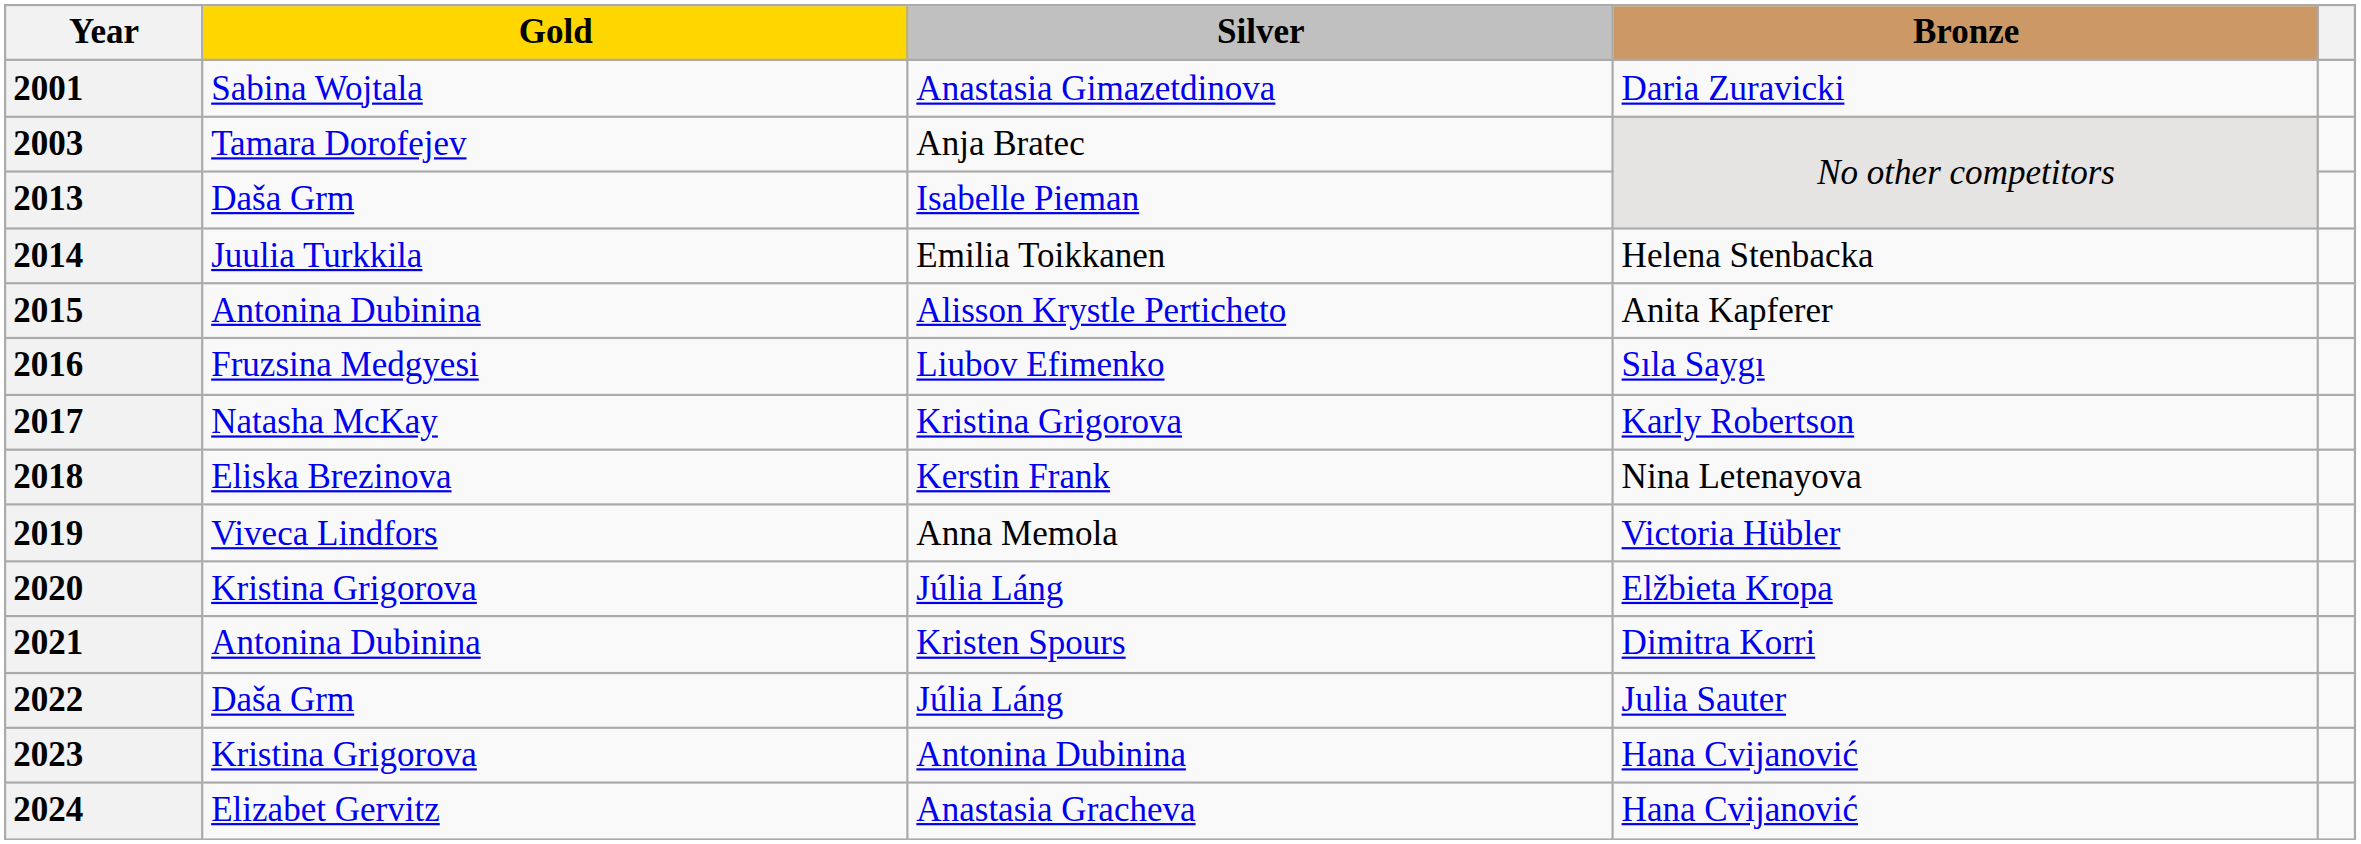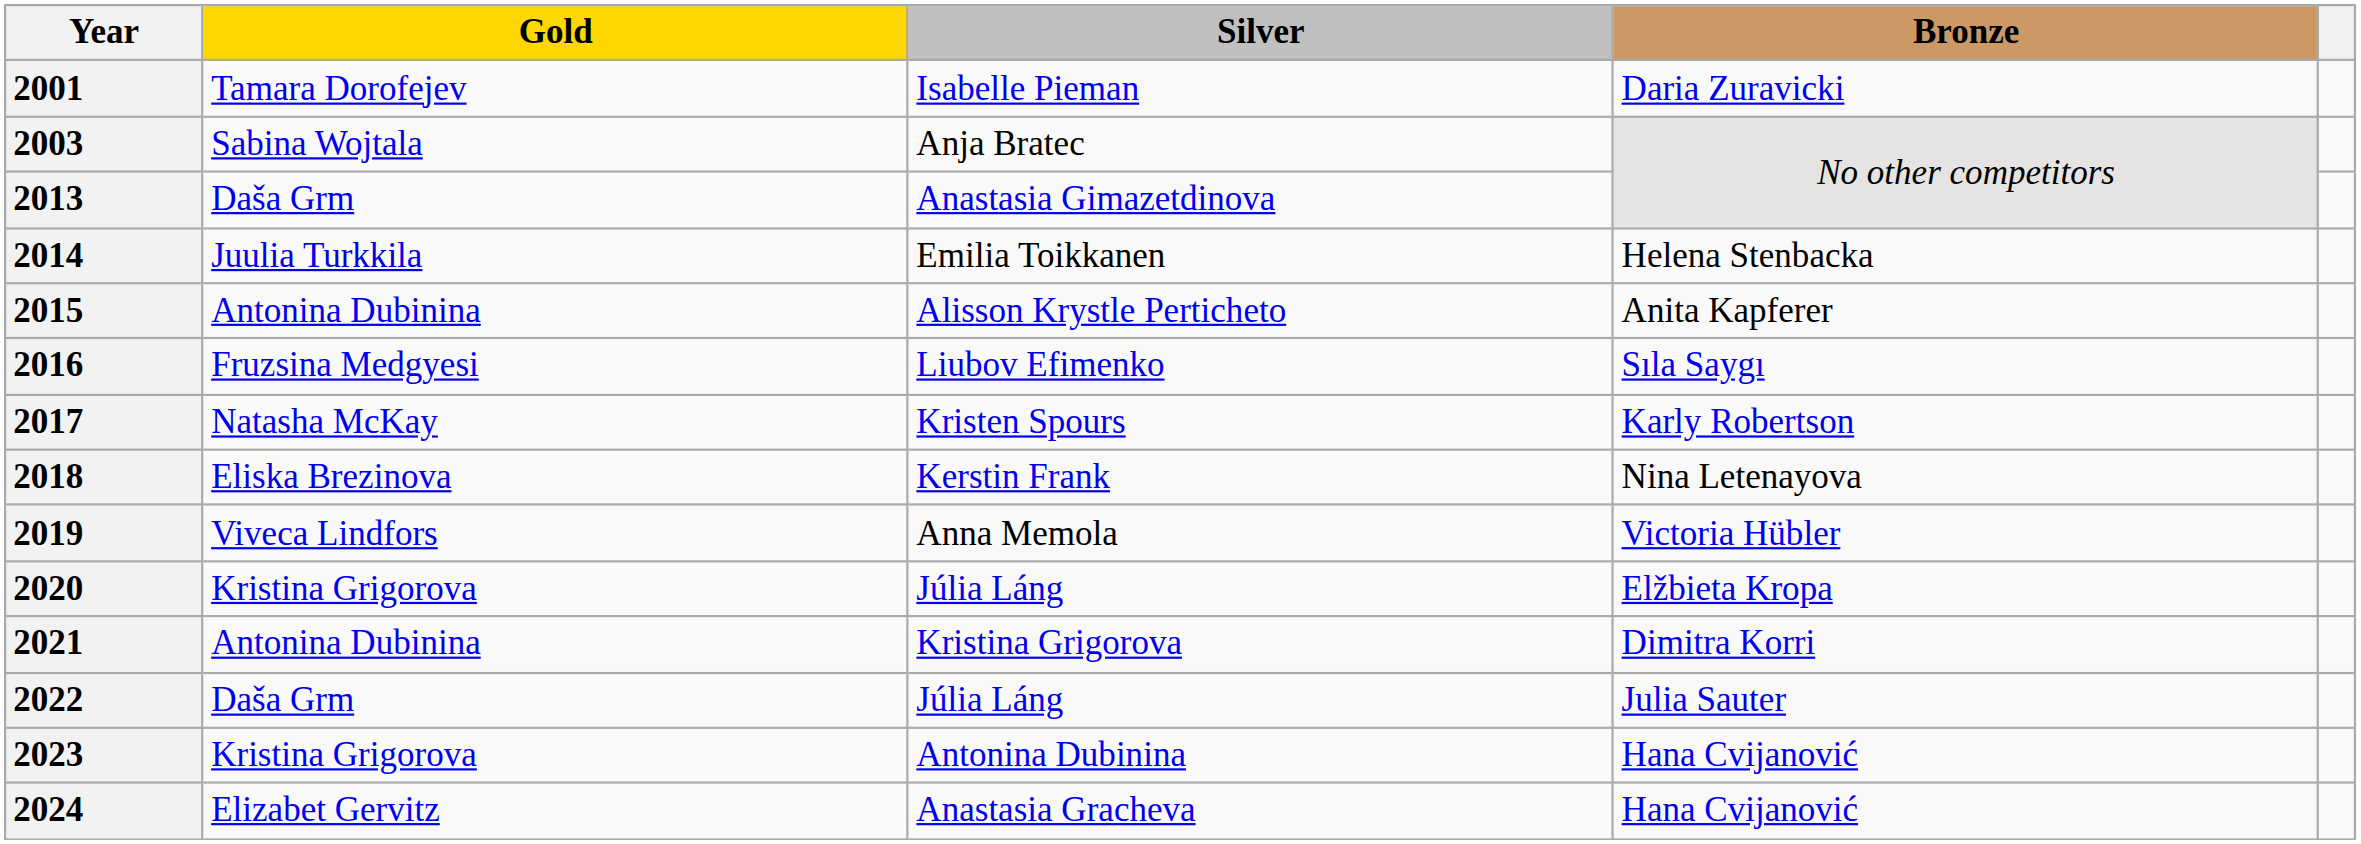(317, 87) Sabina Wojtala -> (339, 87) Tamara Dorofejev
(1096, 87) Anastasia Gimazetdinova -> (1028, 87) Isabelle Pieman
(339, 143) Tamara Dorofejev -> (317, 143) Sabina Wojtala
(1028, 198) Isabelle Pieman -> (1096, 198) Anastasia Gimazetdinova
(1049, 421) Kristina Grigorova -> (1021, 421) Kristen Spours
(1021, 643) Kristen Spours -> (1049, 643) Kristina Grigorova
